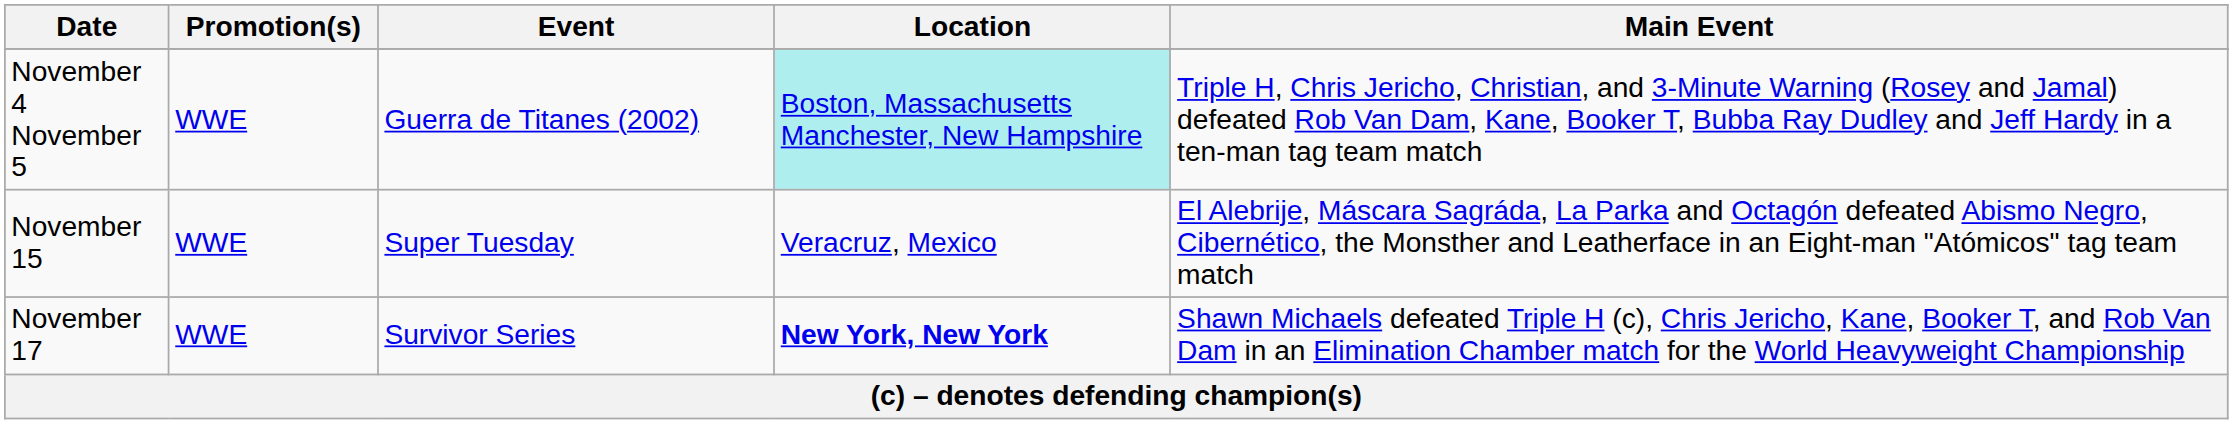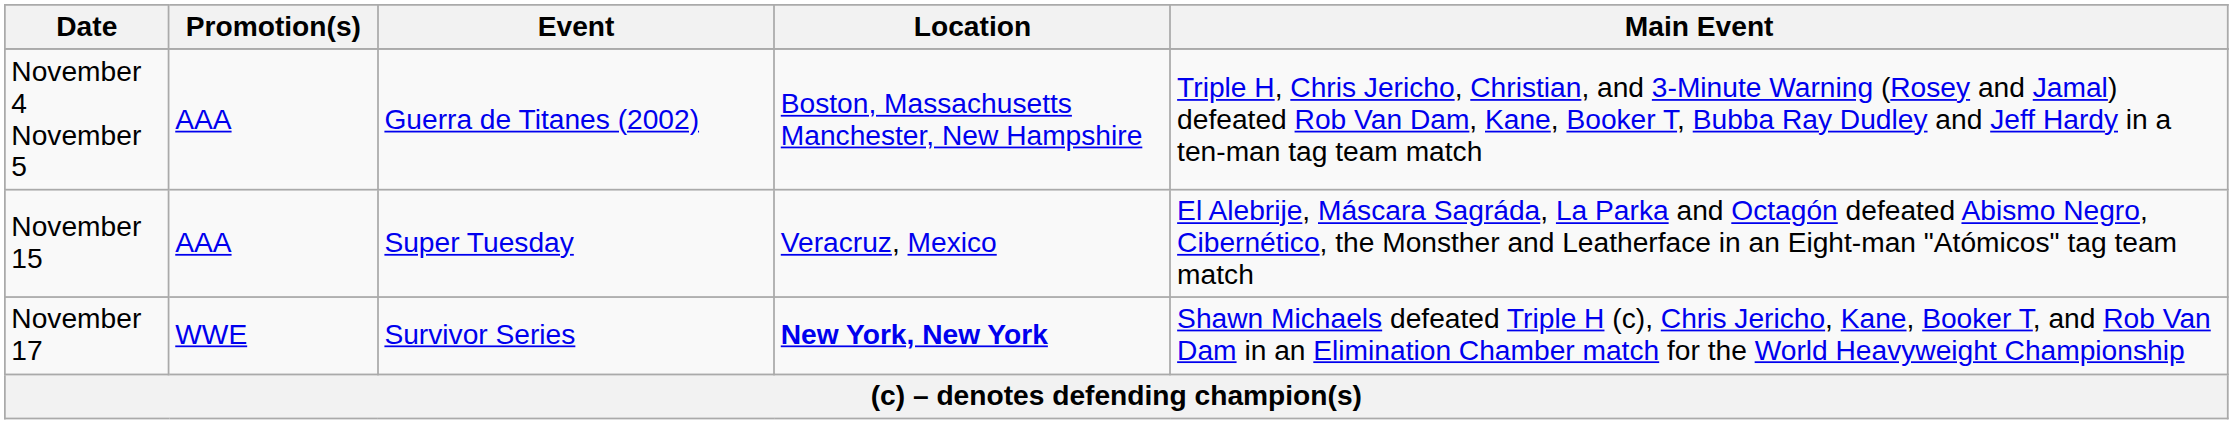(211, 119) WWE -> (203, 119) AAA
(962, 119) paleturquoise background -> (962, 119) no background
(211, 242) WWE -> (203, 242) AAA
